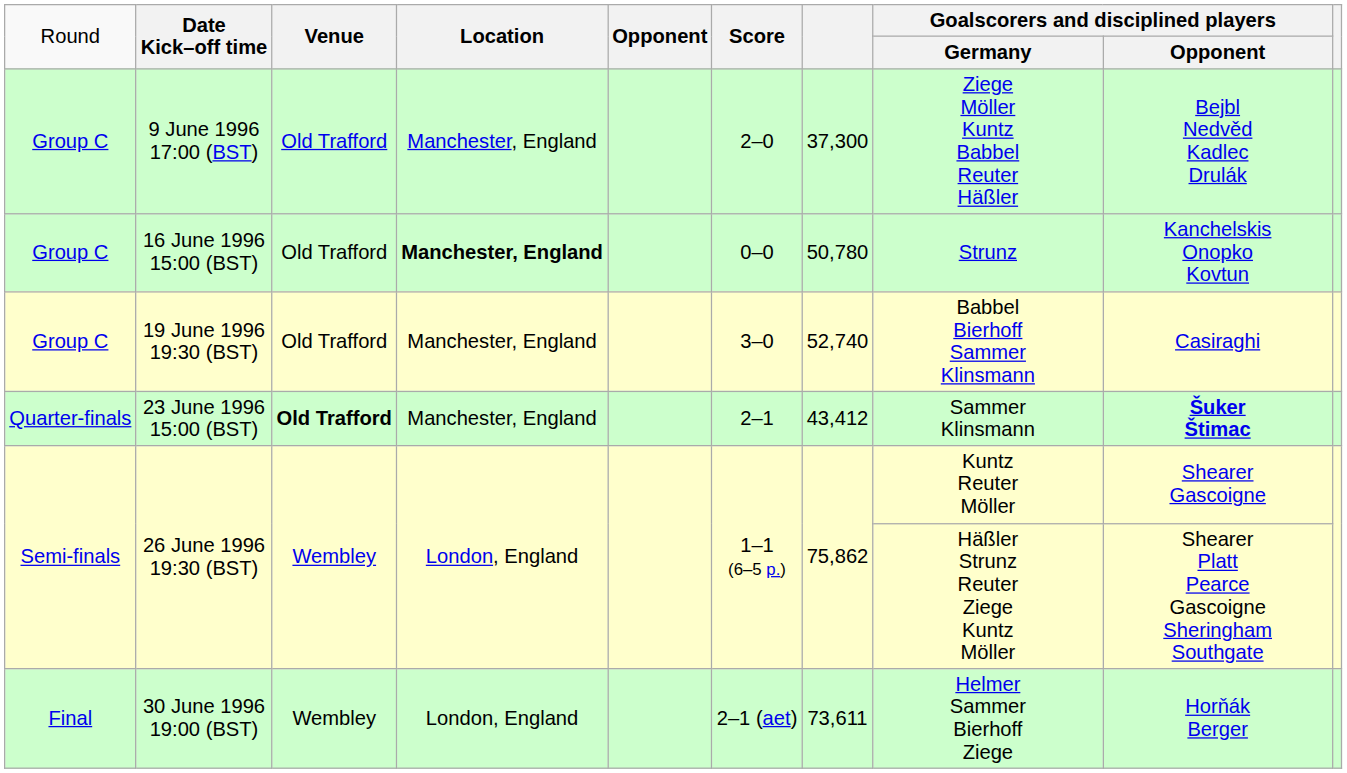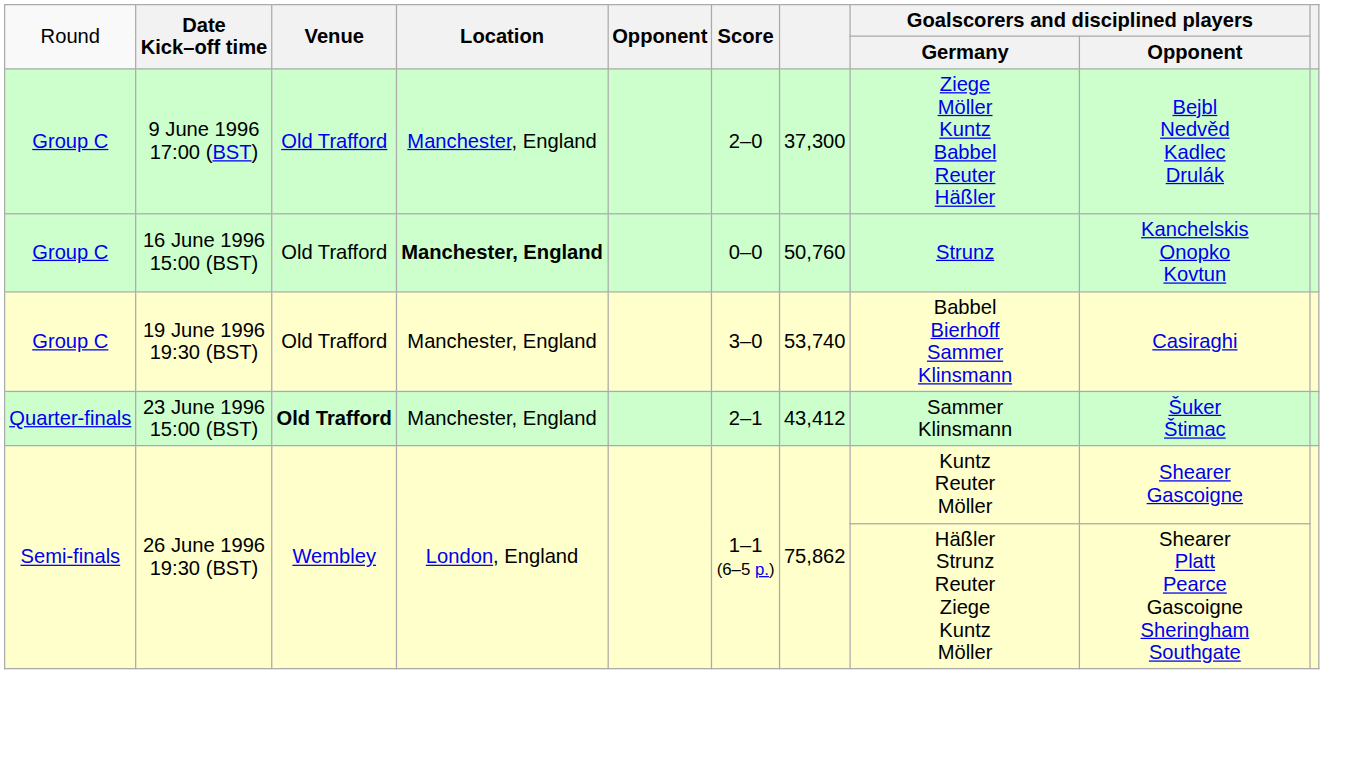(837, 252) 50,780 -> (815, 252) 50,760
(837, 341) 52,740 -> (815, 341) 53,740
(1218, 418) bold -> (1195, 418) normal
- row: (70, 718)
